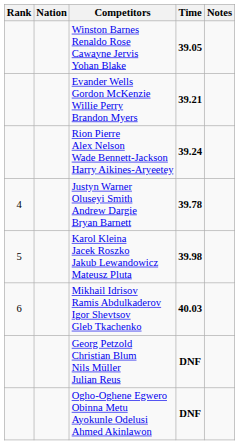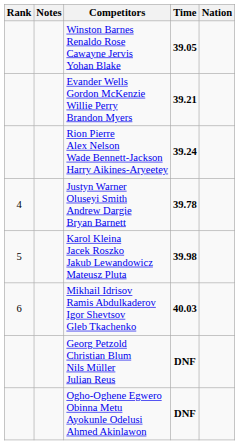columns swapped: (52, 12) <-> (220, 12)
